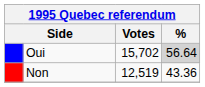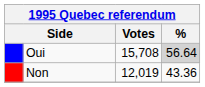(140, 53) 15,702 -> (140, 53) 15,708
(140, 73) 12,519 -> (140, 73) 12,019
